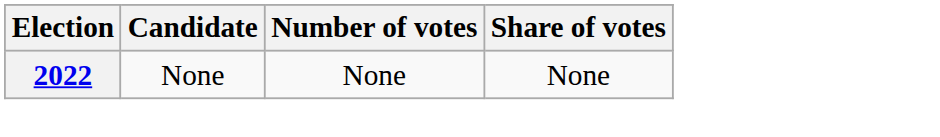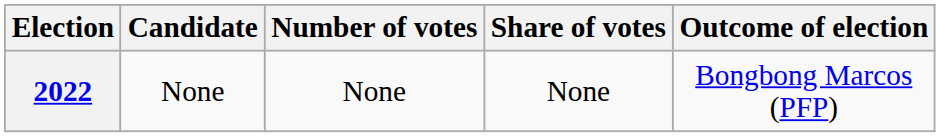+ column: (804, 27)
